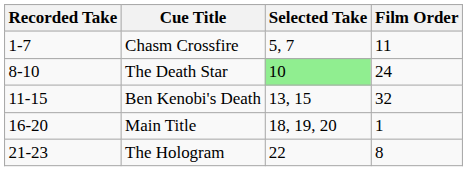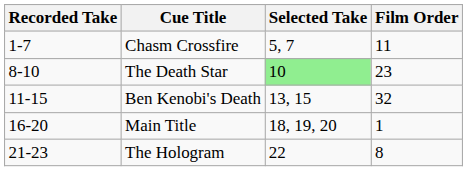(384, 71) 24 -> (384, 71) 23
